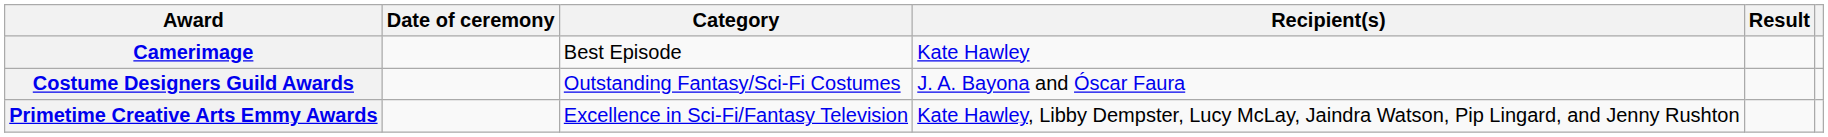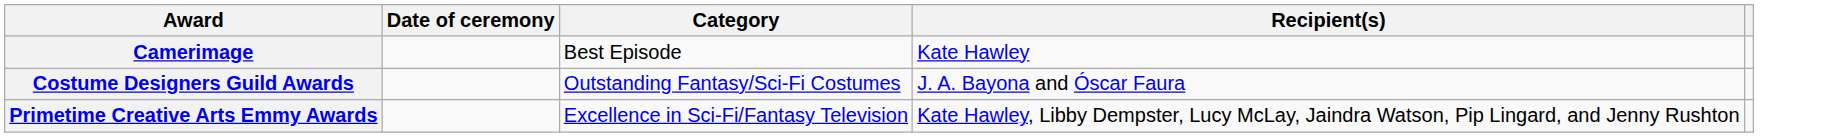- column: (1779, 20)
